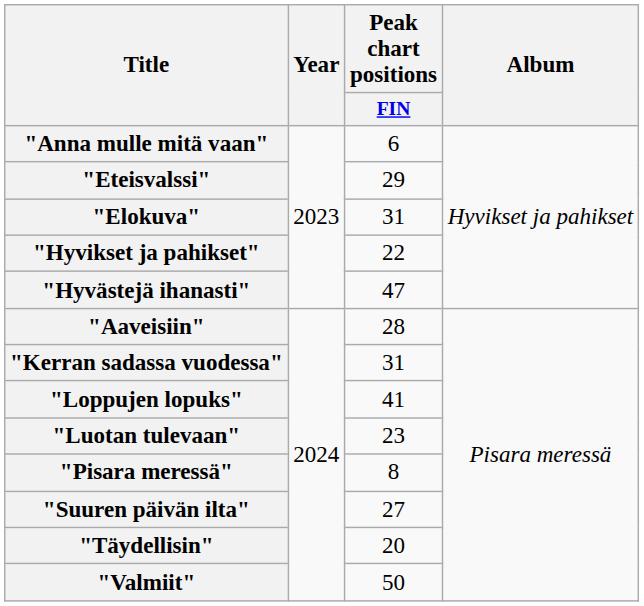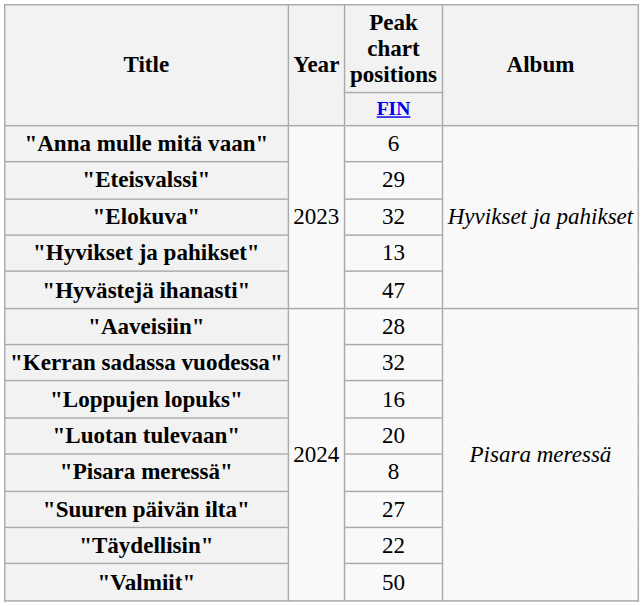(394, 216) 31 -> (394, 216) 32
(394, 253) 22 -> (394, 253) 13
(394, 362) 31 -> (394, 362) 32
(394, 399) 41 -> (394, 399) 16
(394, 435) 23 -> (394, 435) 20
(394, 545) 20 -> (394, 545) 22
